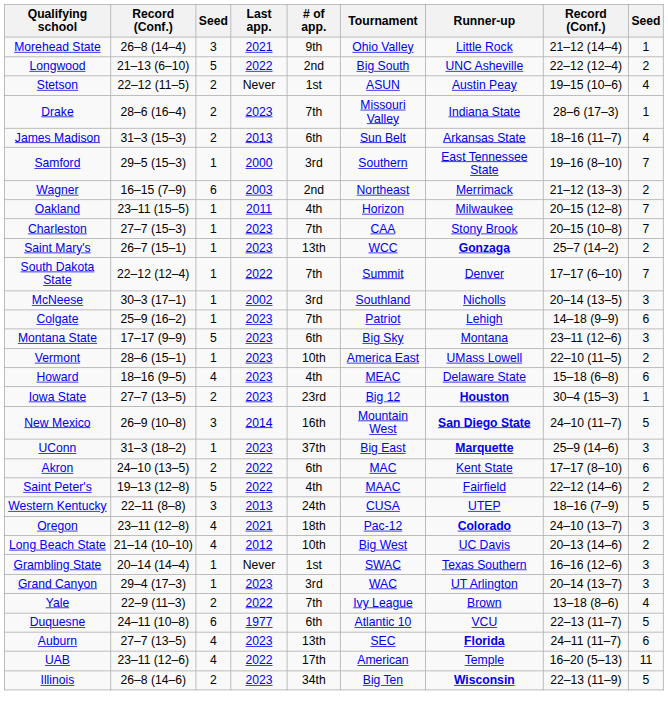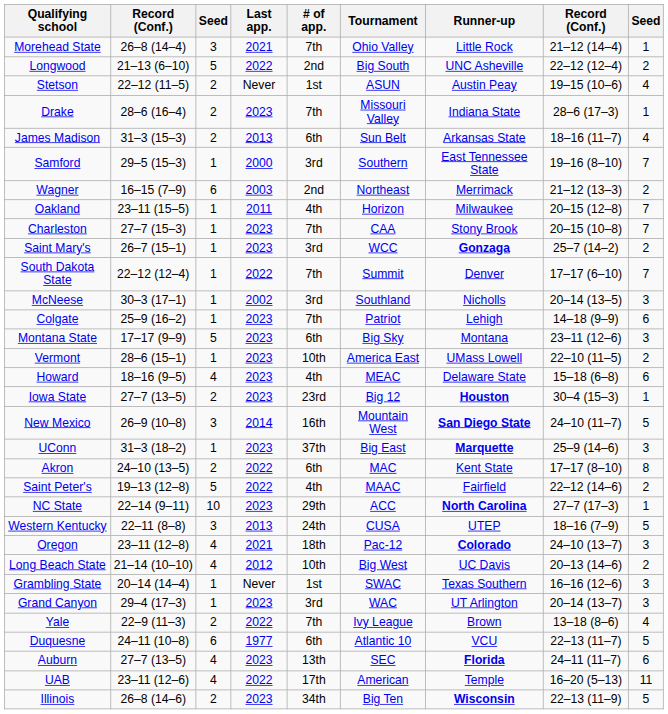(314, 47) 9th -> (314, 47) 7th
(314, 248) 13th -> (314, 248) 3rd
(646, 468) 6 -> (646, 468) 8
+ row: (57, 506)
